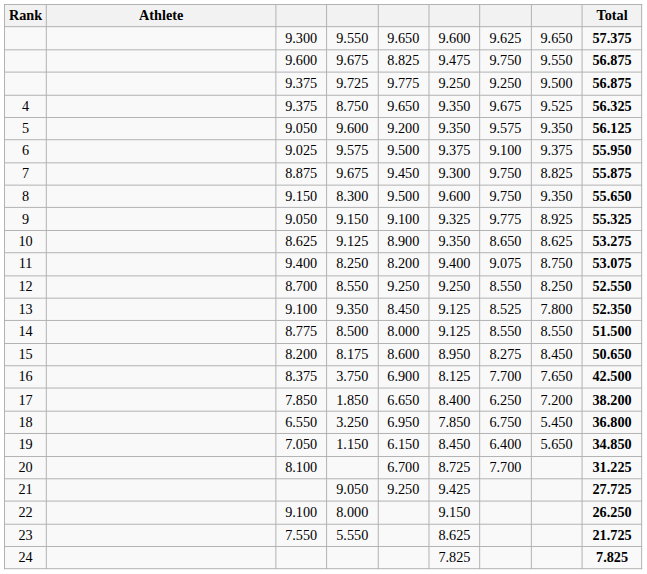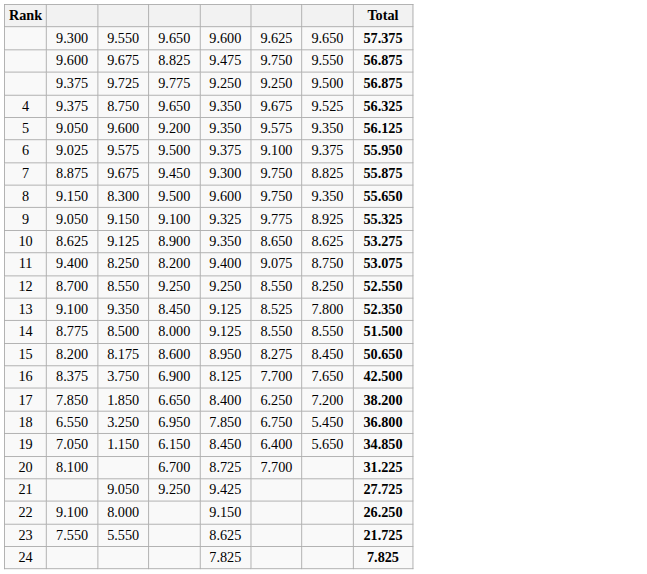- column: (161, 15)
